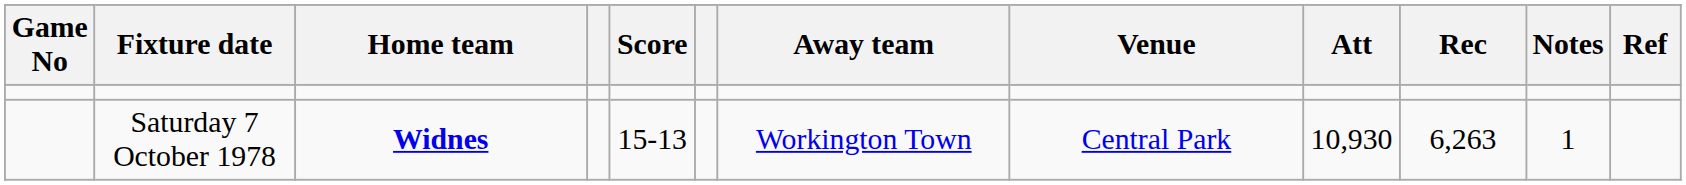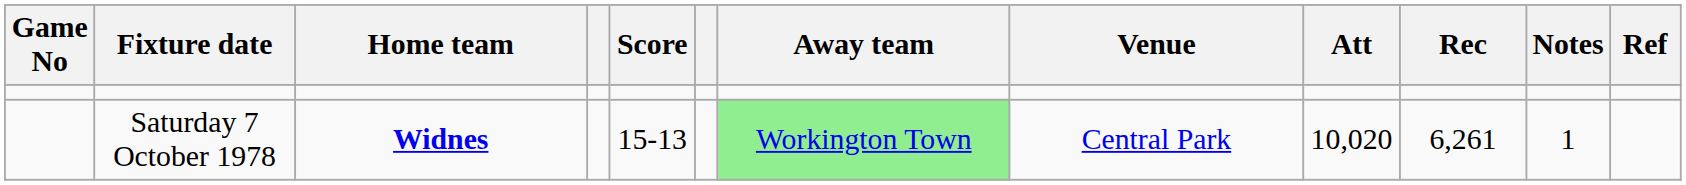(864, 139) no background -> (864, 139) lightgreen background
(1352, 139) 10,930 -> (1352, 139) 10,020
(1463, 139) 6,263 -> (1463, 139) 6,261
